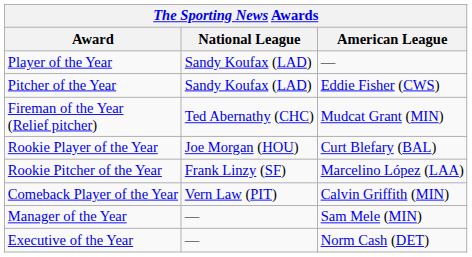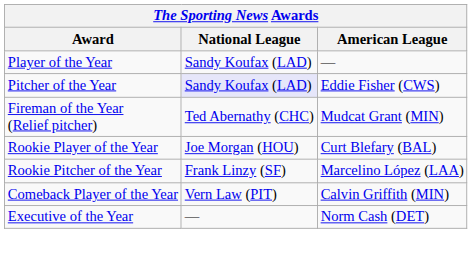(248, 85) no background -> (248, 85) lavender background
- row: (67, 217)
